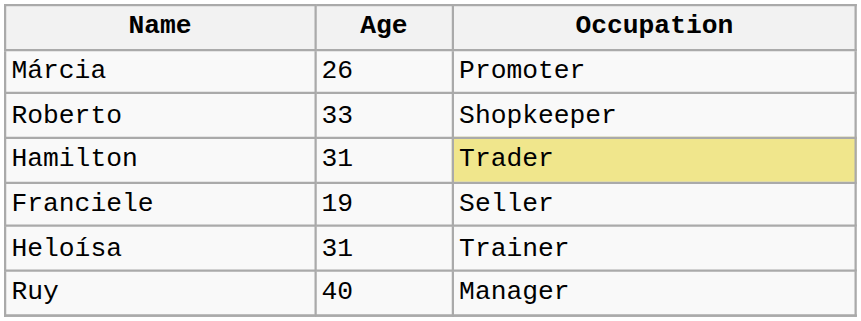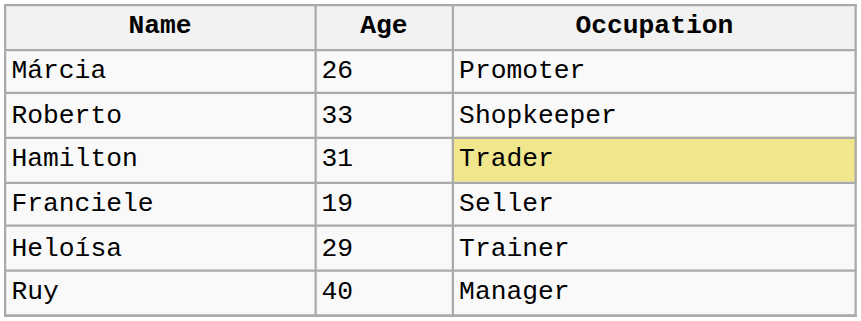(337, 248) 31 -> (337, 248) 29
